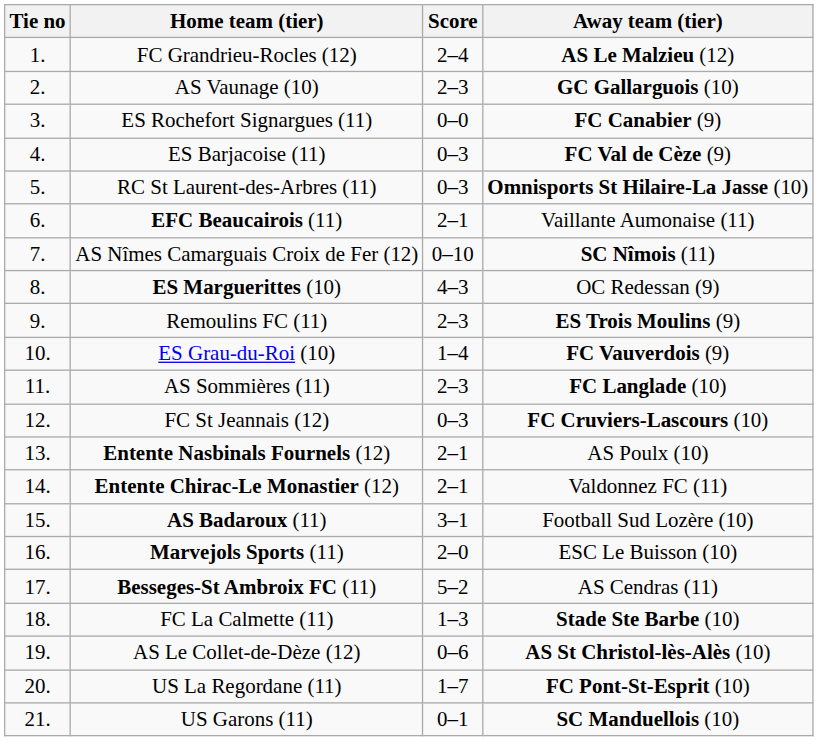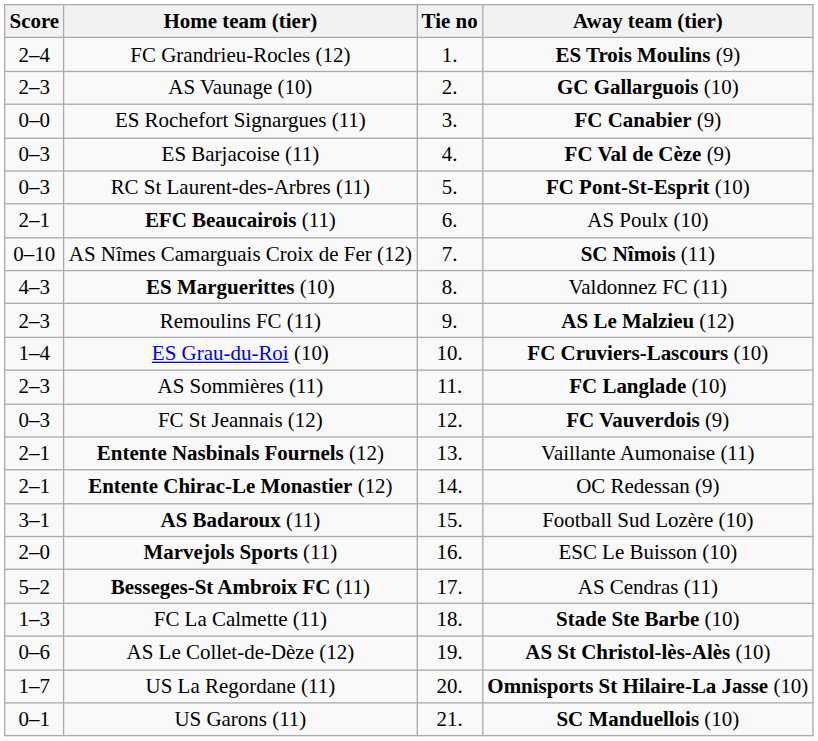columns swapped: (38, 21) <-> (453, 21)
(648, 54) AS Le Malzieu (12) -> (648, 54) ES Trois Moulins (9)
(648, 187) Omnisports St Hilaire-La Jasse (10) -> (648, 187) FC Pont-St-Esprit (10)
(648, 220) Vaillante Aumonaise (11) -> (648, 220) AS Poulx (10)
(648, 287) OC Redessan (9) -> (648, 287) Valdonnez FC (11)
(648, 320) ES Trois Moulins (9) -> (648, 320) AS Le Malzieu (12)
(648, 353) FC Vauverdois (9) -> (648, 353) FC Cruviers-Lascours (10)
(648, 420) FC Cruviers-Lascours (10) -> (648, 420) FC Vauverdois (9)
(648, 453) AS Poulx (10) -> (648, 453) Vaillante Aumonaise (11)
(648, 486) Valdonnez FC (11) -> (648, 486) OC Redessan (9)
(648, 685) FC Pont-St-Esprit (10) -> (648, 685) Omnisports St Hilaire-La Jasse (10)
